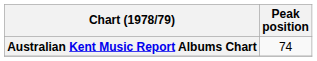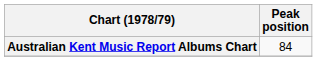(286, 46) 74 -> (286, 46) 84
